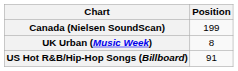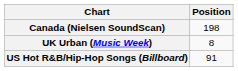(211, 27) 199 -> (211, 27) 198
